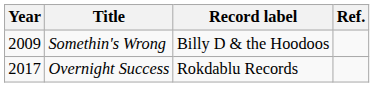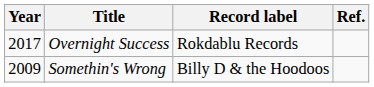rows swapped: (107, 43) <-> (109, 69)
